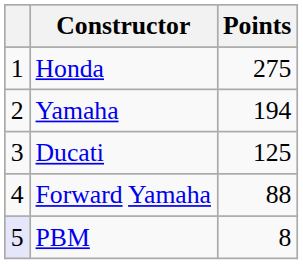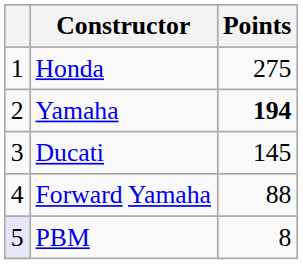(272, 110) normal -> (272, 110) bold
(272, 152) 125 -> (272, 152) 145
